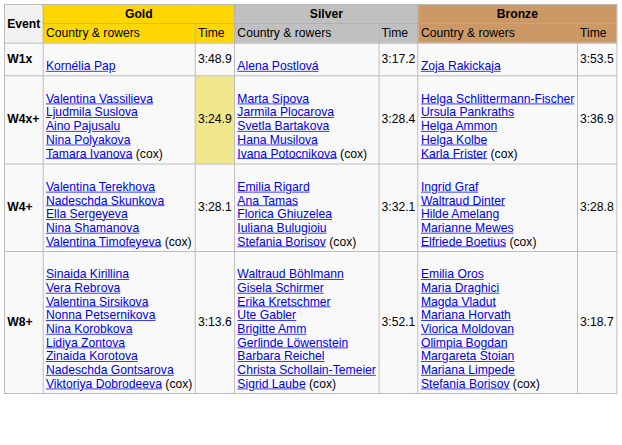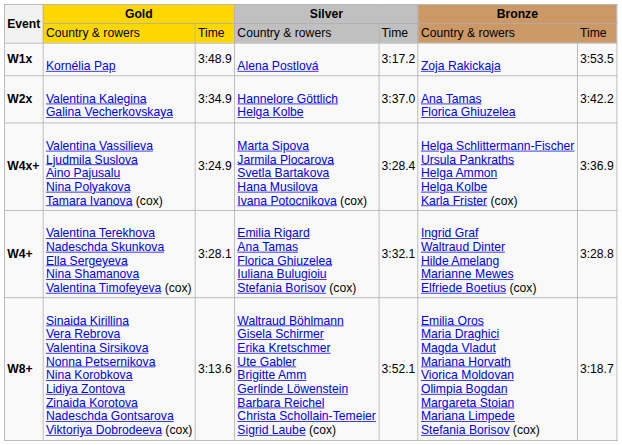+ row: (20, 99)
(215, 119) khaki background -> (215, 166) no background
